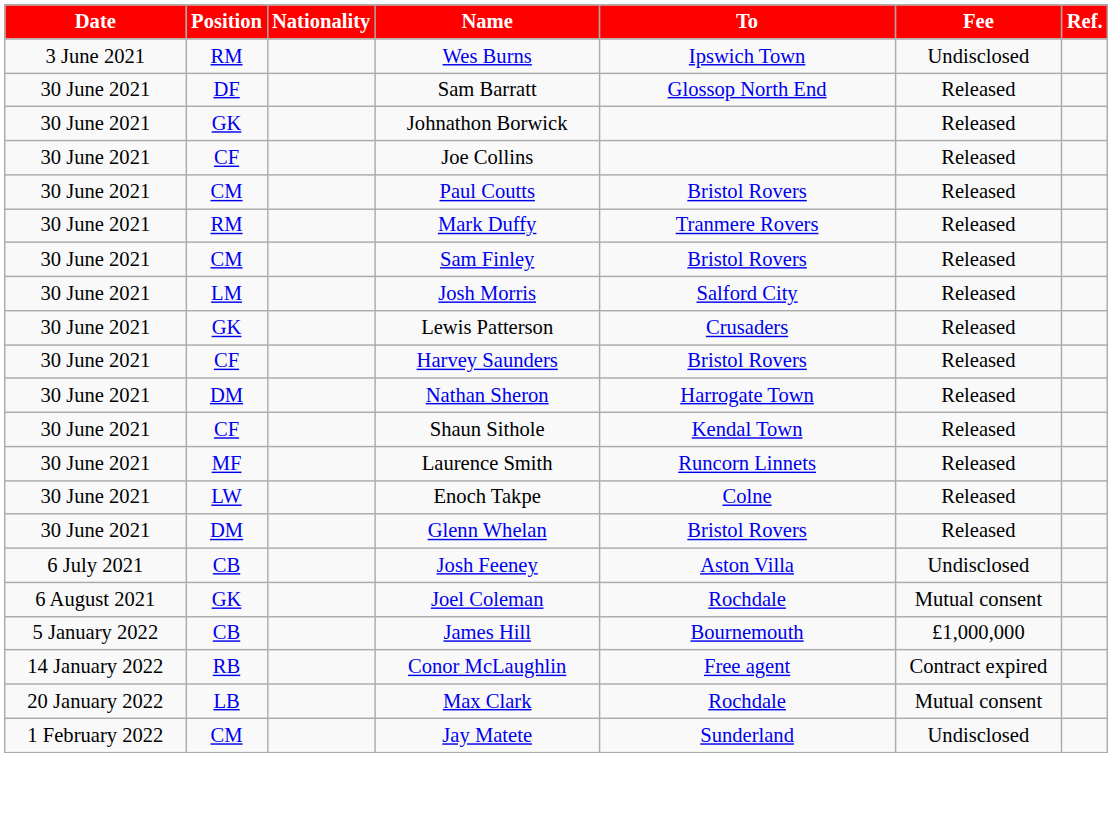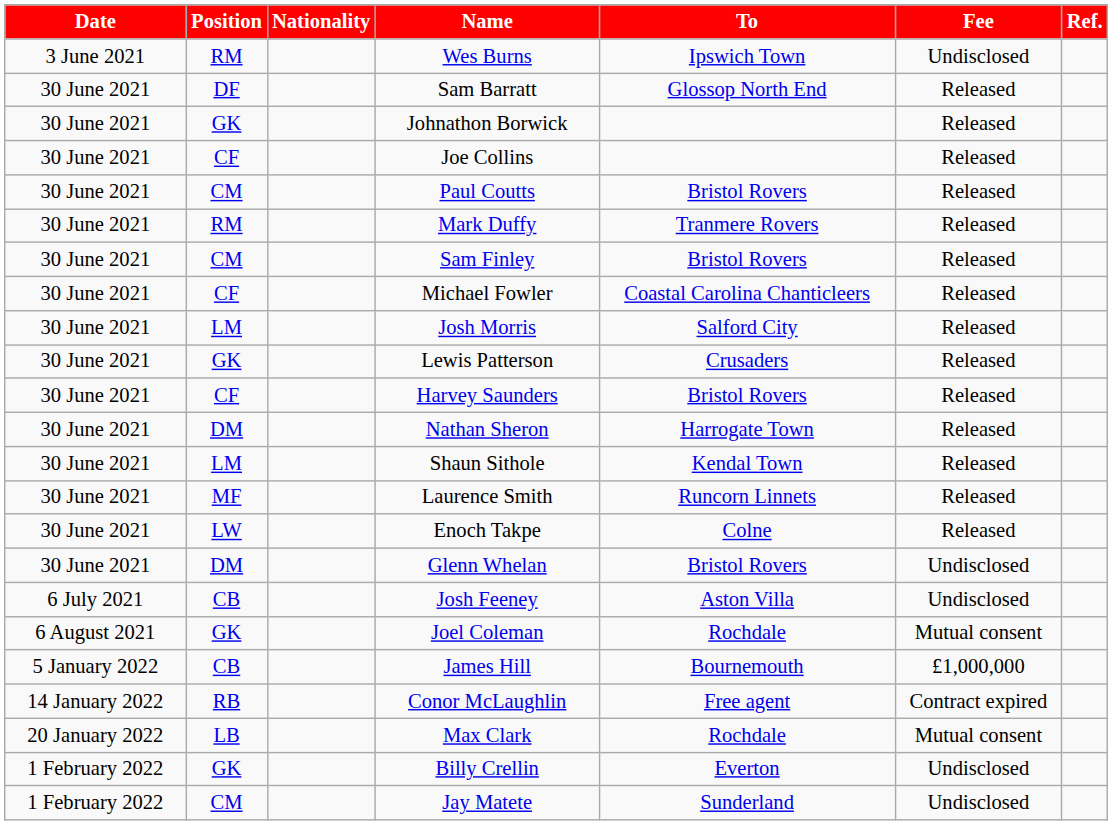+ row: (487, 293)
(227, 429) CF -> (227, 463) LM
(978, 531) Released -> (978, 565) Undisclosed
+ row: (487, 769)
